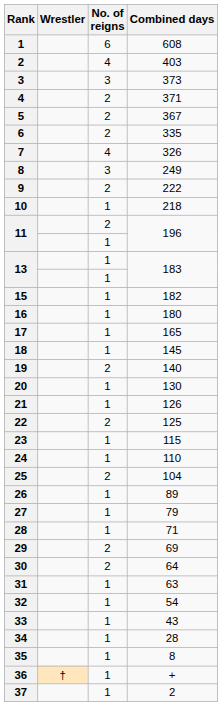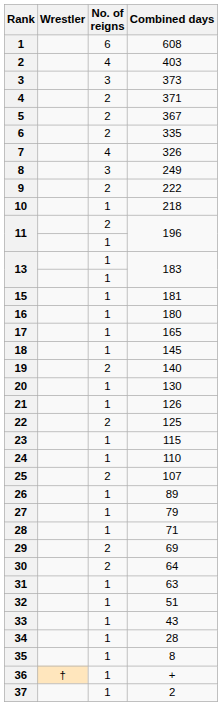(172, 296) 182 -> (172, 296) 181
(172, 476) 104 -> (172, 476) 107
(172, 602) 54 -> (172, 602) 51
